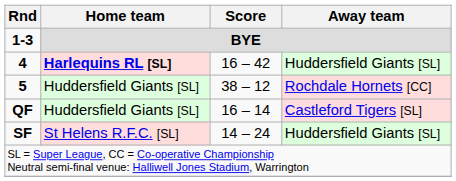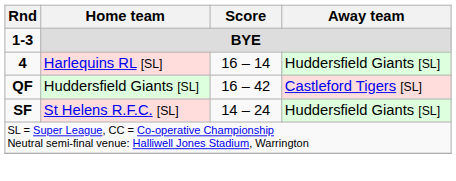(108, 63) bold -> (103, 63) normal
(246, 63) 16 – 42 -> (246, 63) 16 – 14
- row: (23, 86)
(246, 110) 16 – 14 -> (246, 86) 16 – 42
